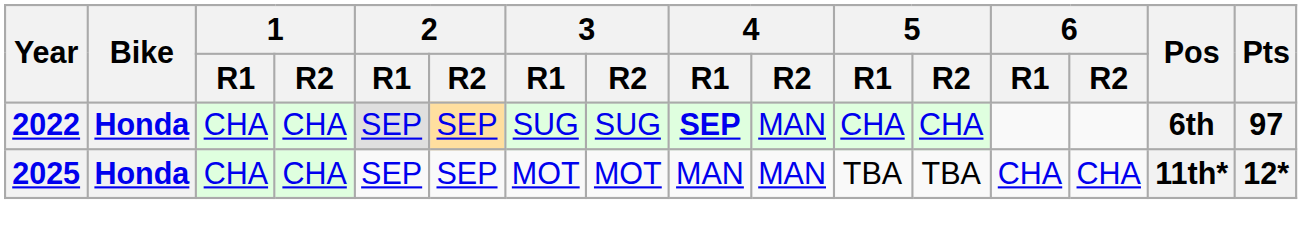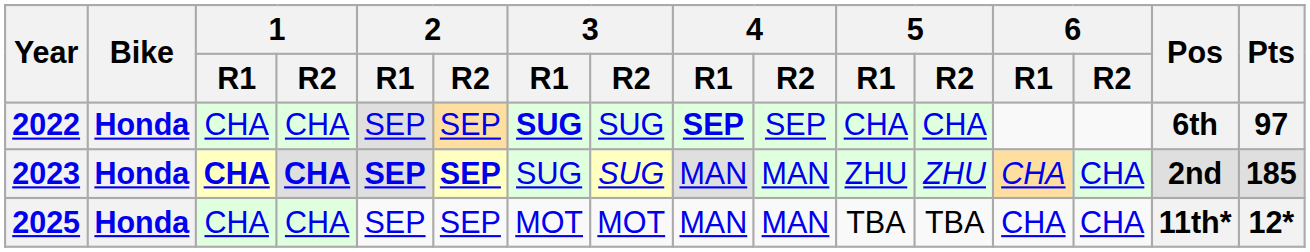(546, 126) normal -> (549, 126) bold
(792, 126) MAN -> (795, 126) SEP
+ row: (46, 174)
